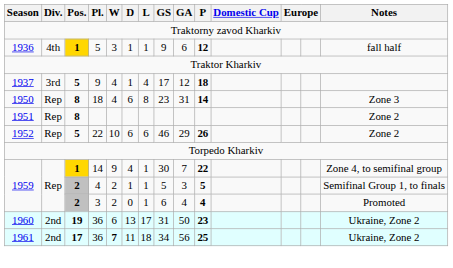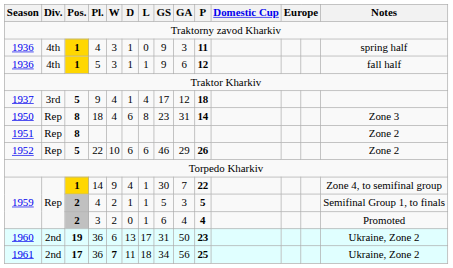+ row: (23, 47)
